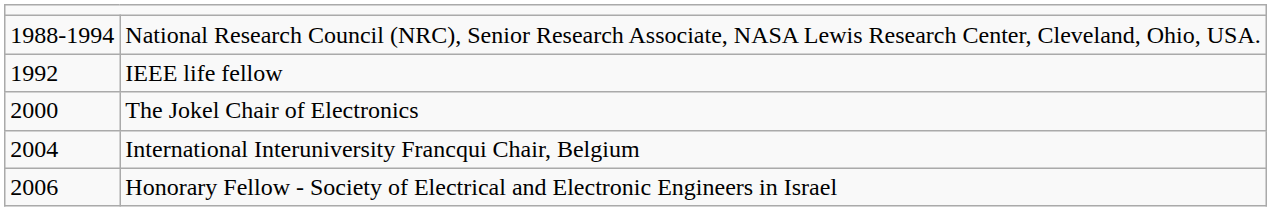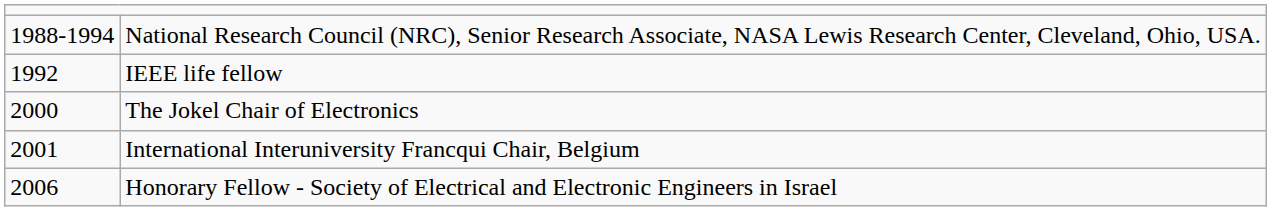(34, 148) 2004 -> (34, 148) 2001
